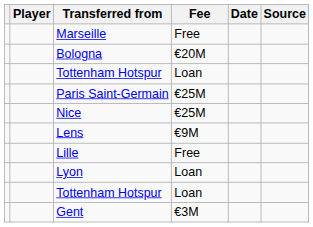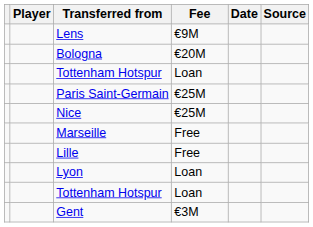rows swapped: (81, 34) <-> (70, 133)
